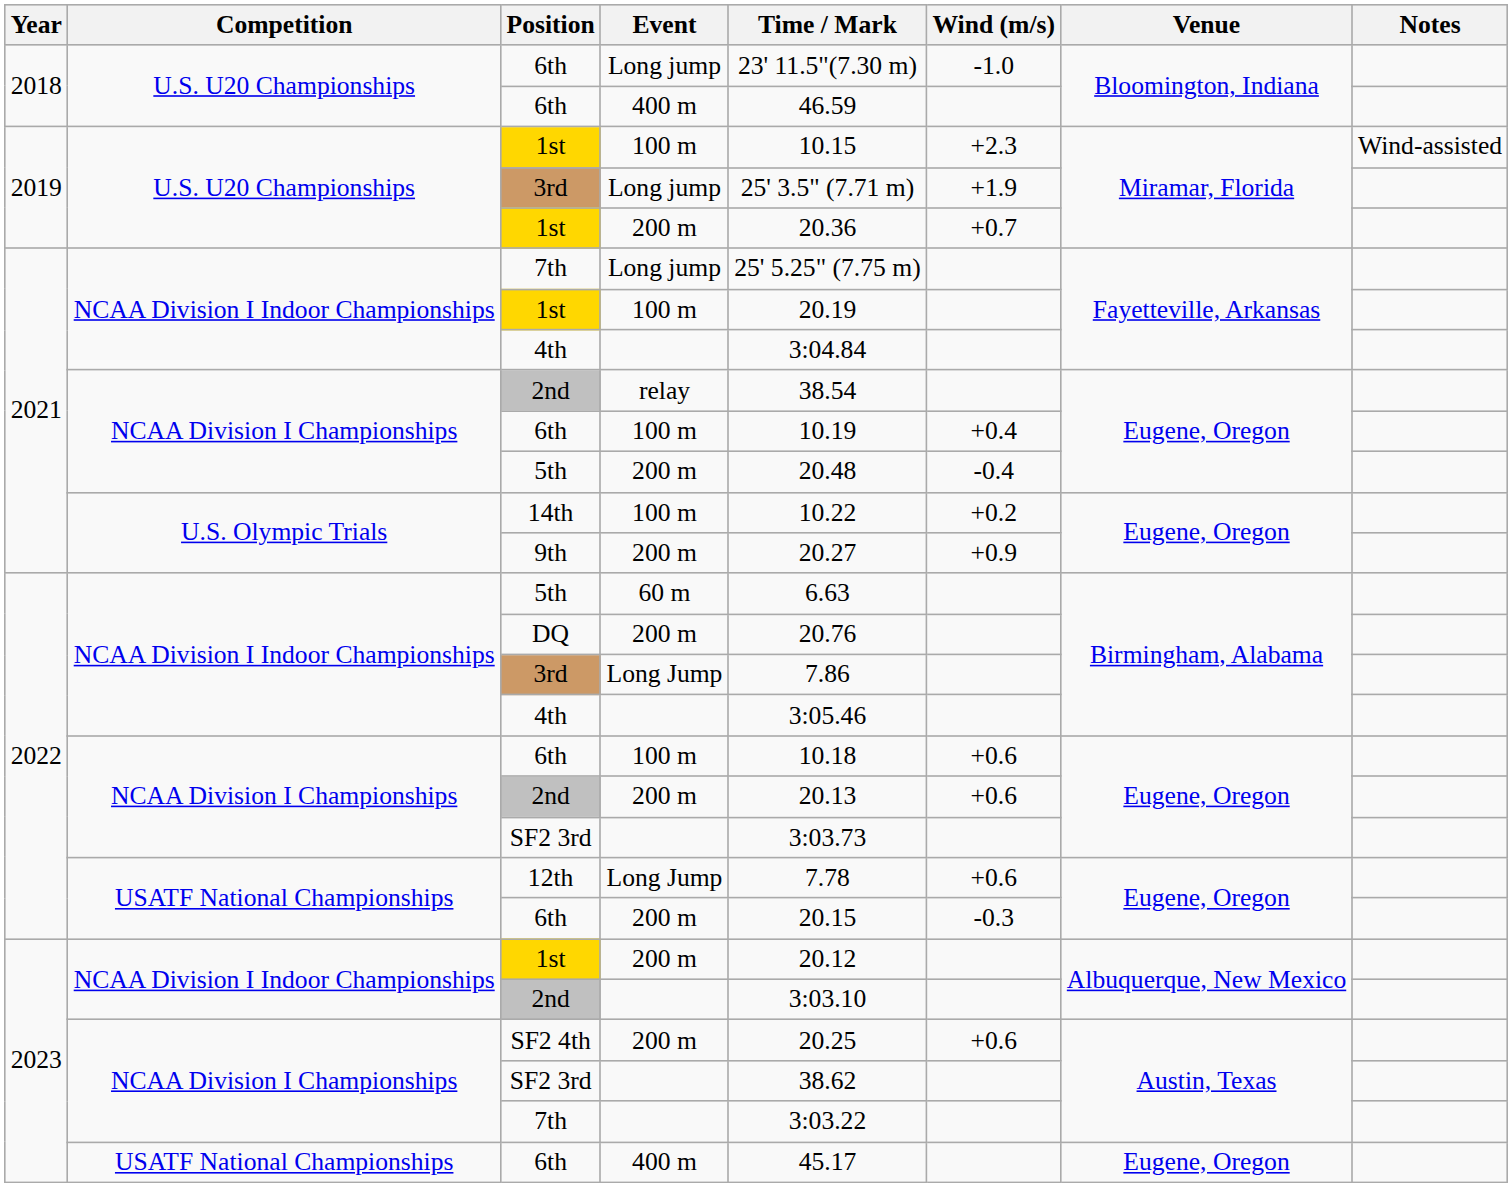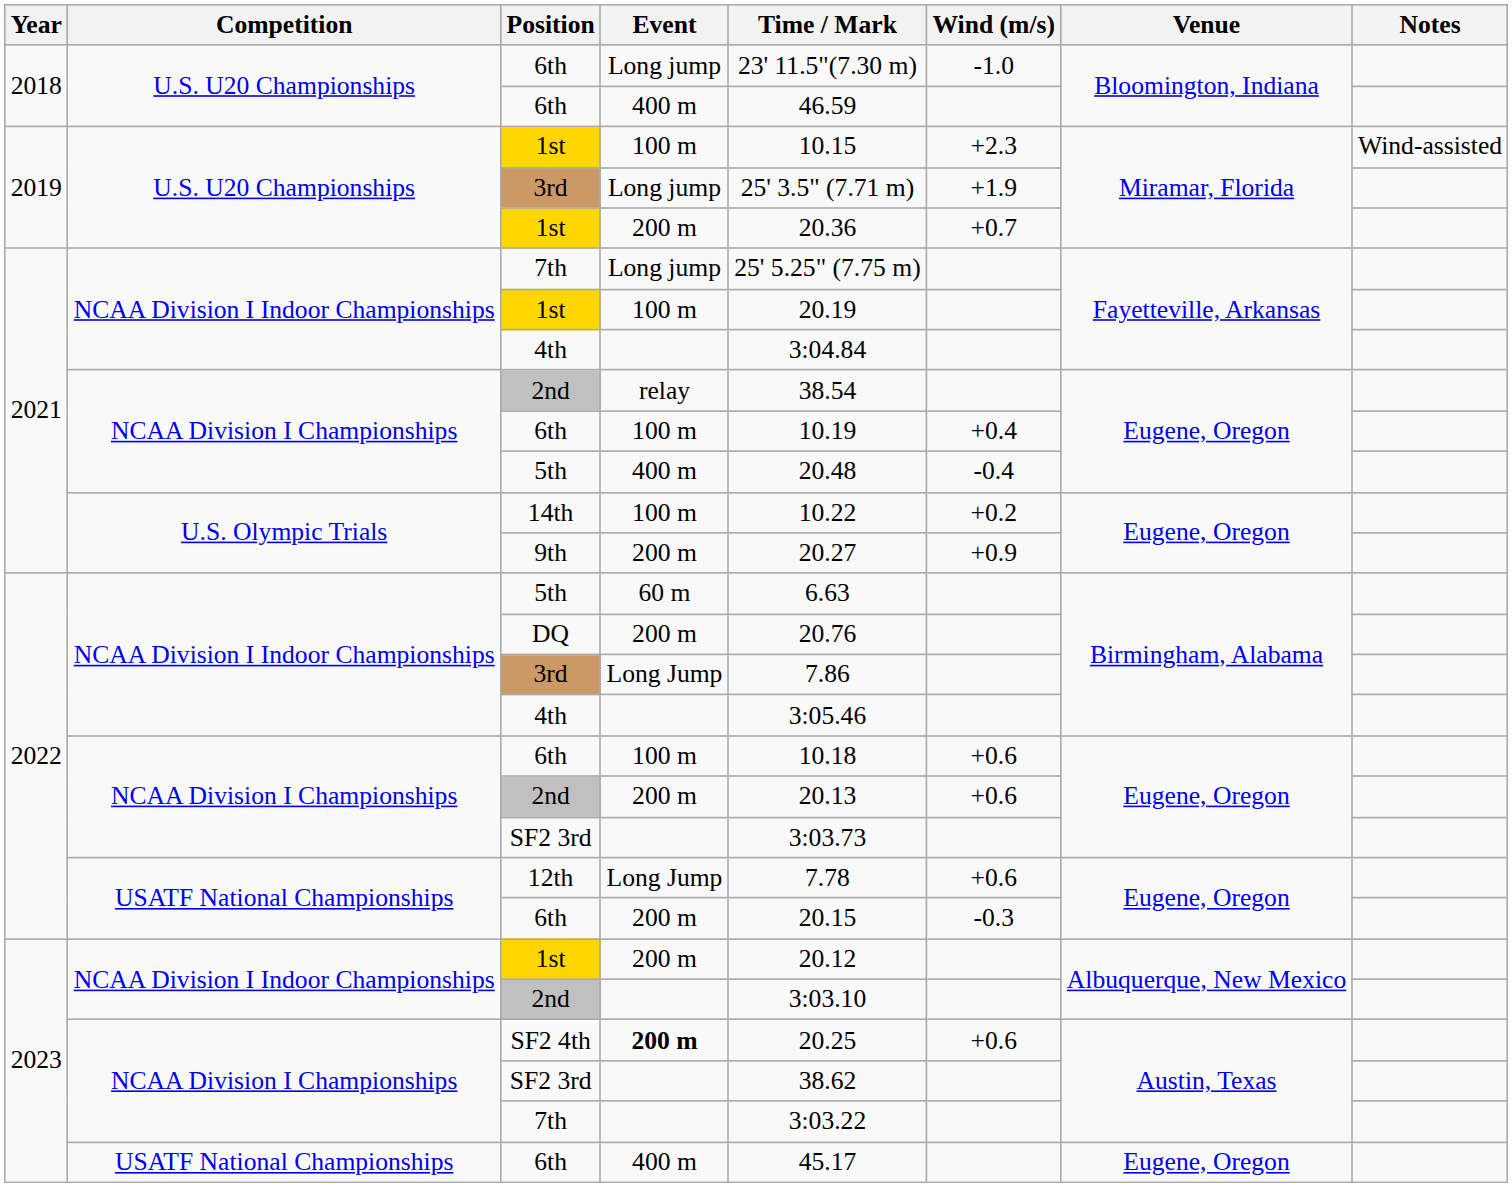(664, 471) 200 m -> (664, 471) 400 m
(664, 1039) normal -> (664, 1039) bold
